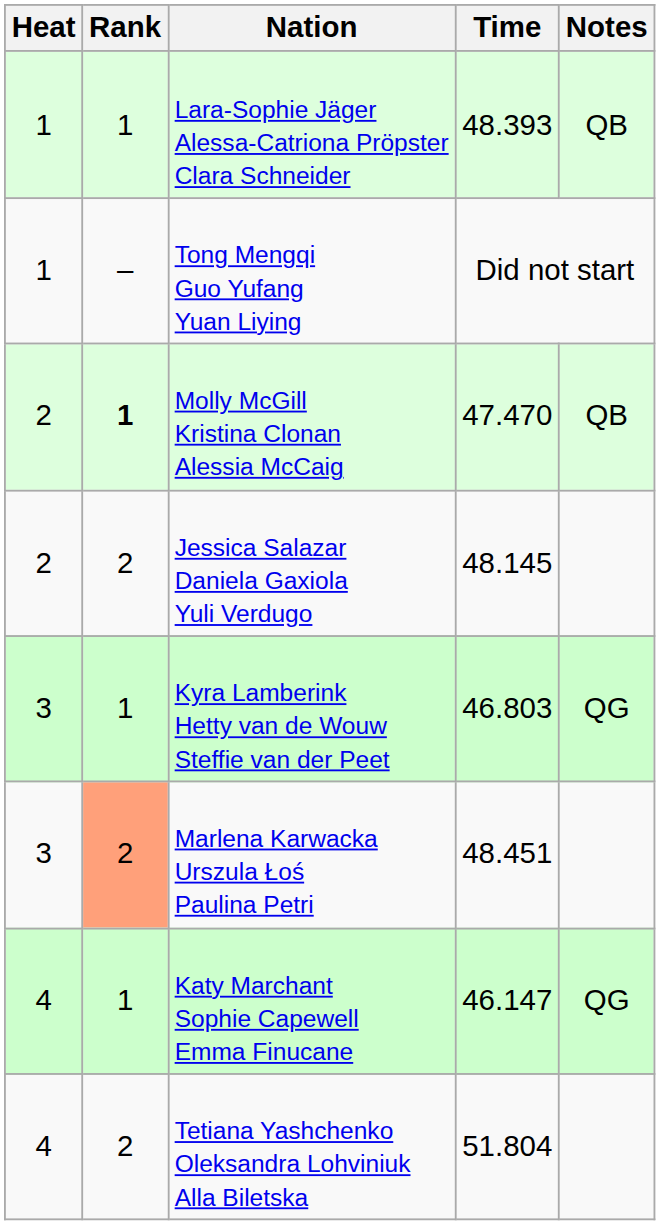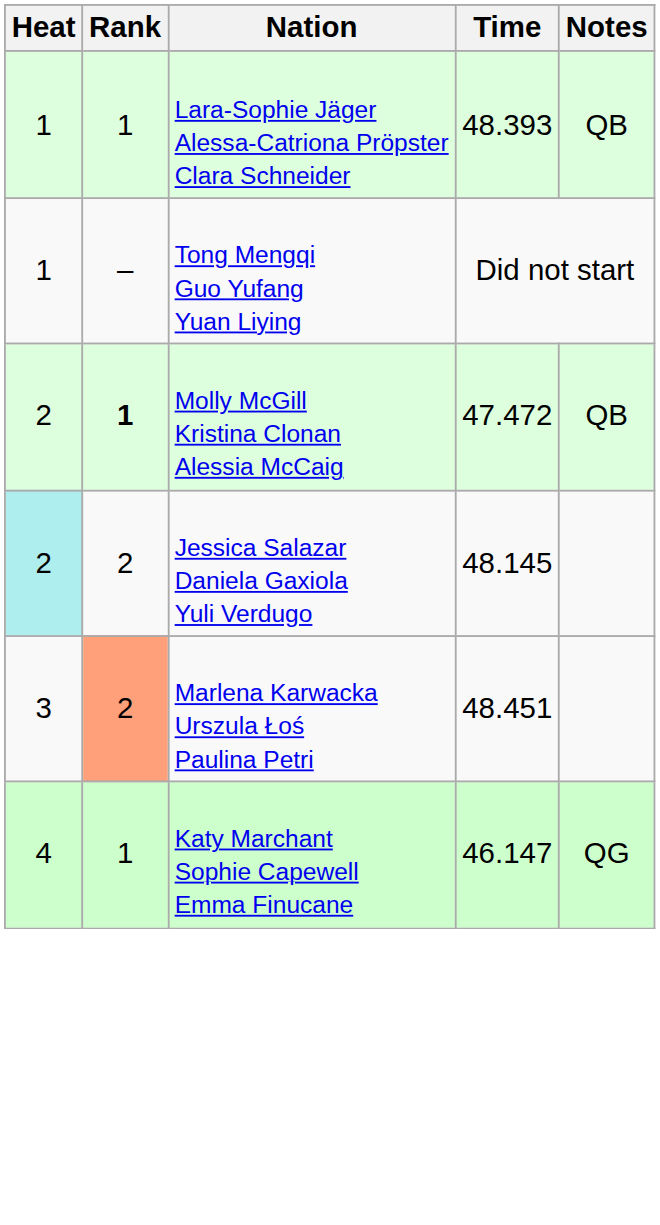(507, 416) 47.470 -> (507, 416) 47.472
(44, 562) no background -> (44, 562) paleturquoise background
- row: (282, 726)
- row: (293, 1164)
